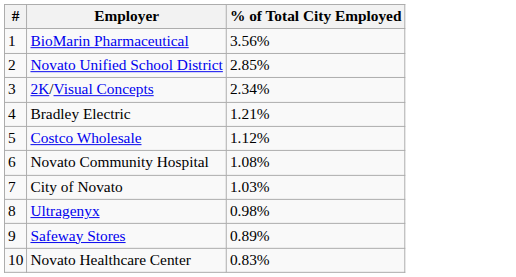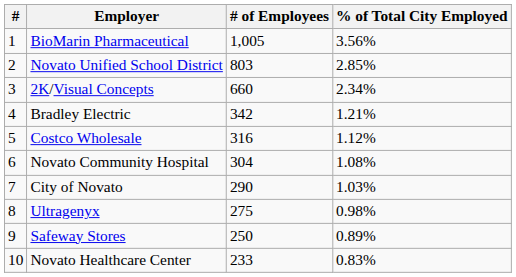+ column: (279, 16)
